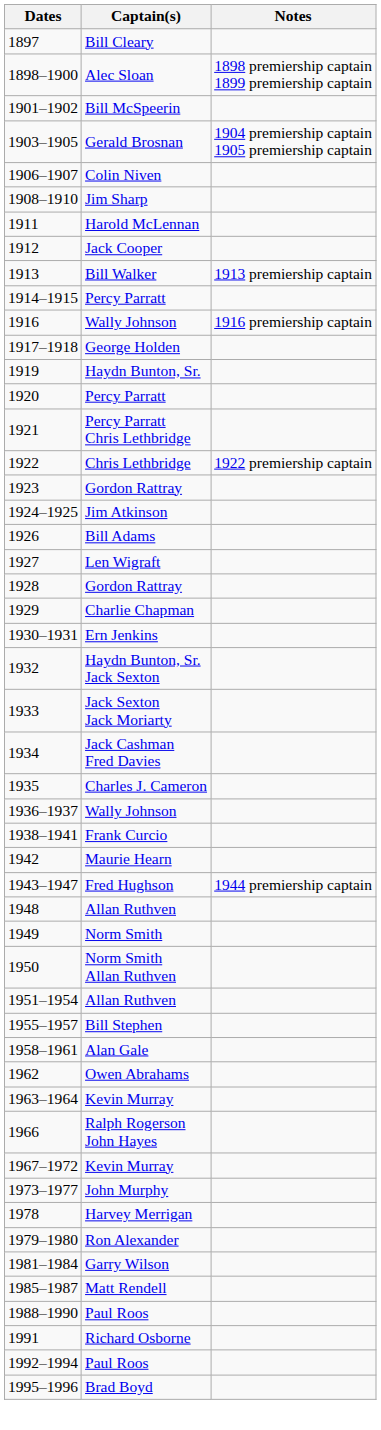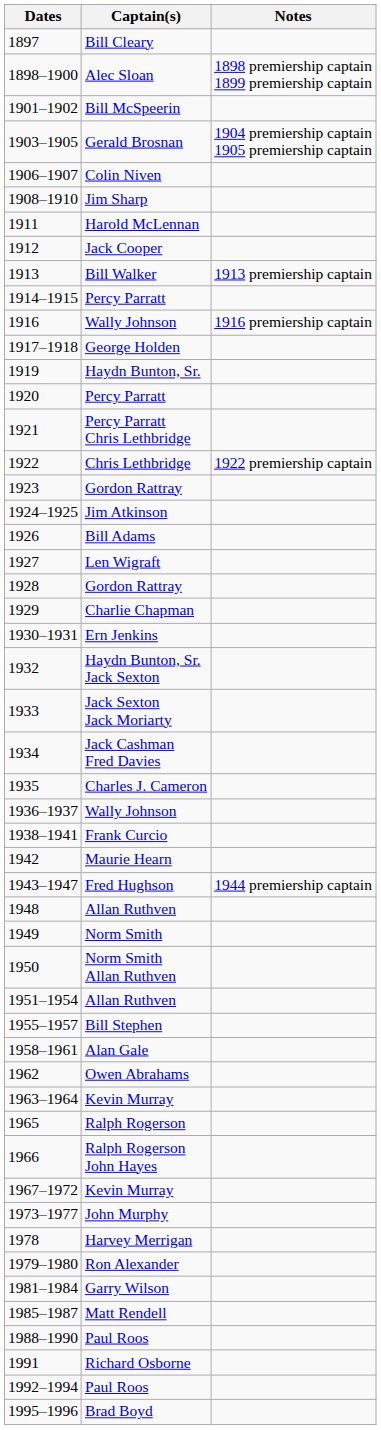+ row: (24, 1123)
